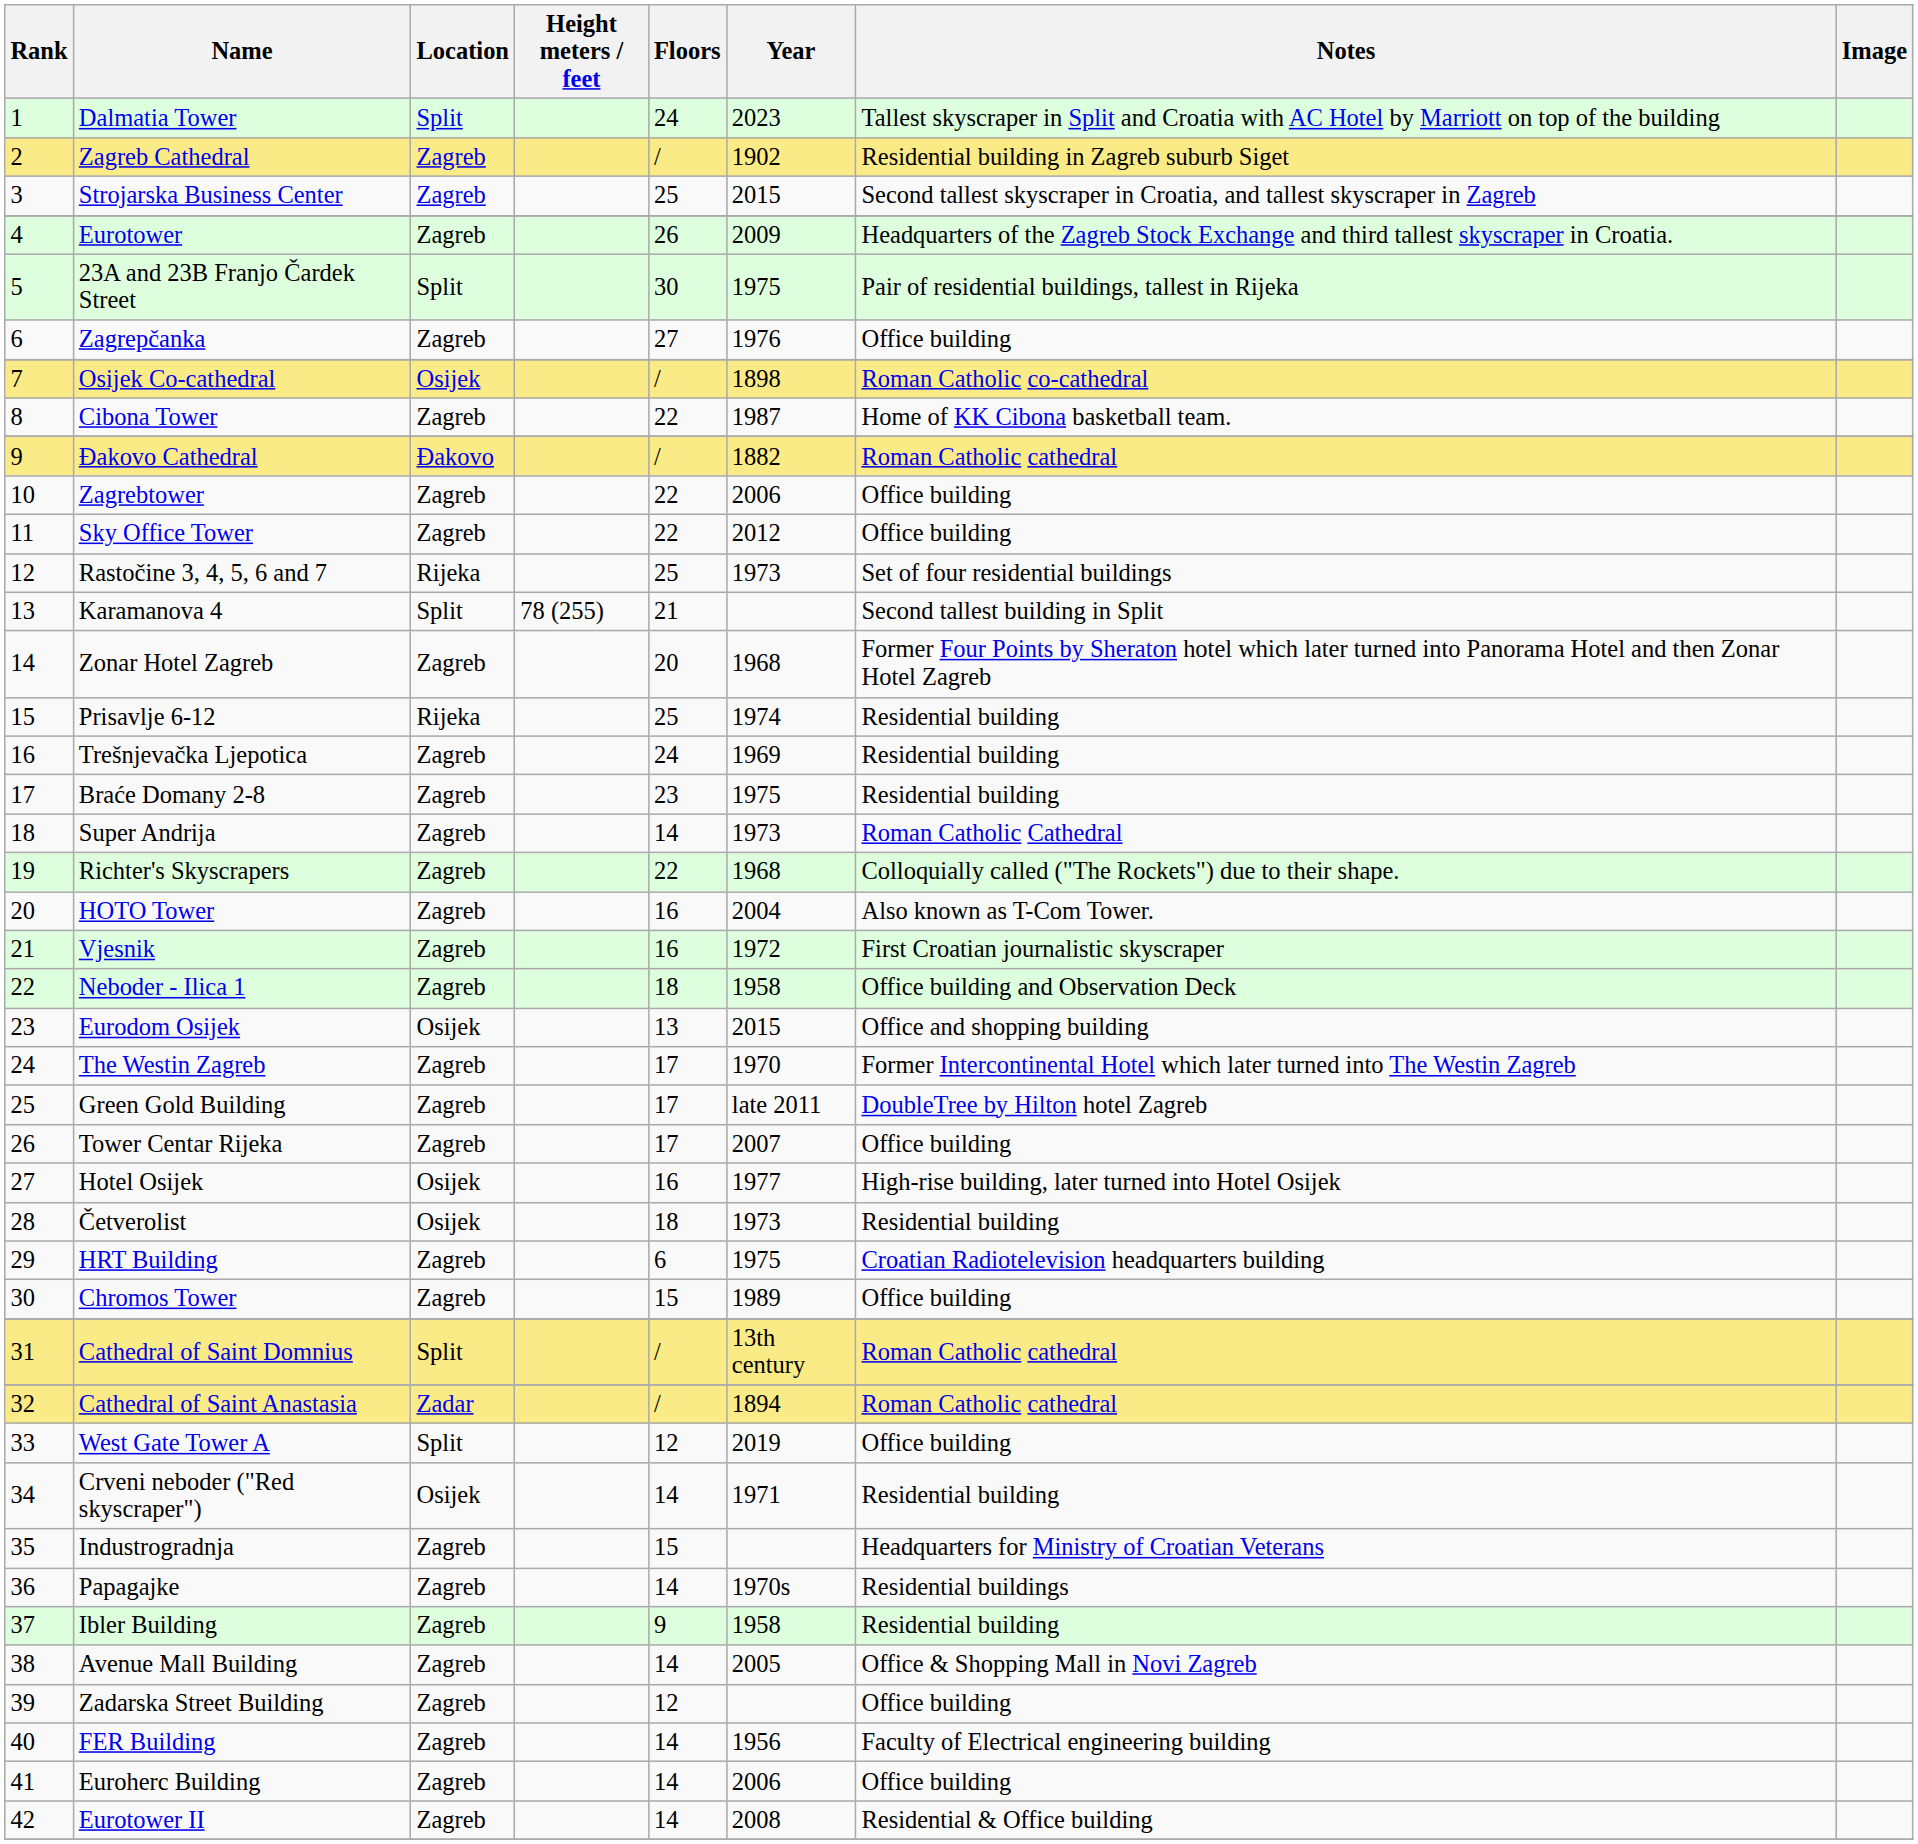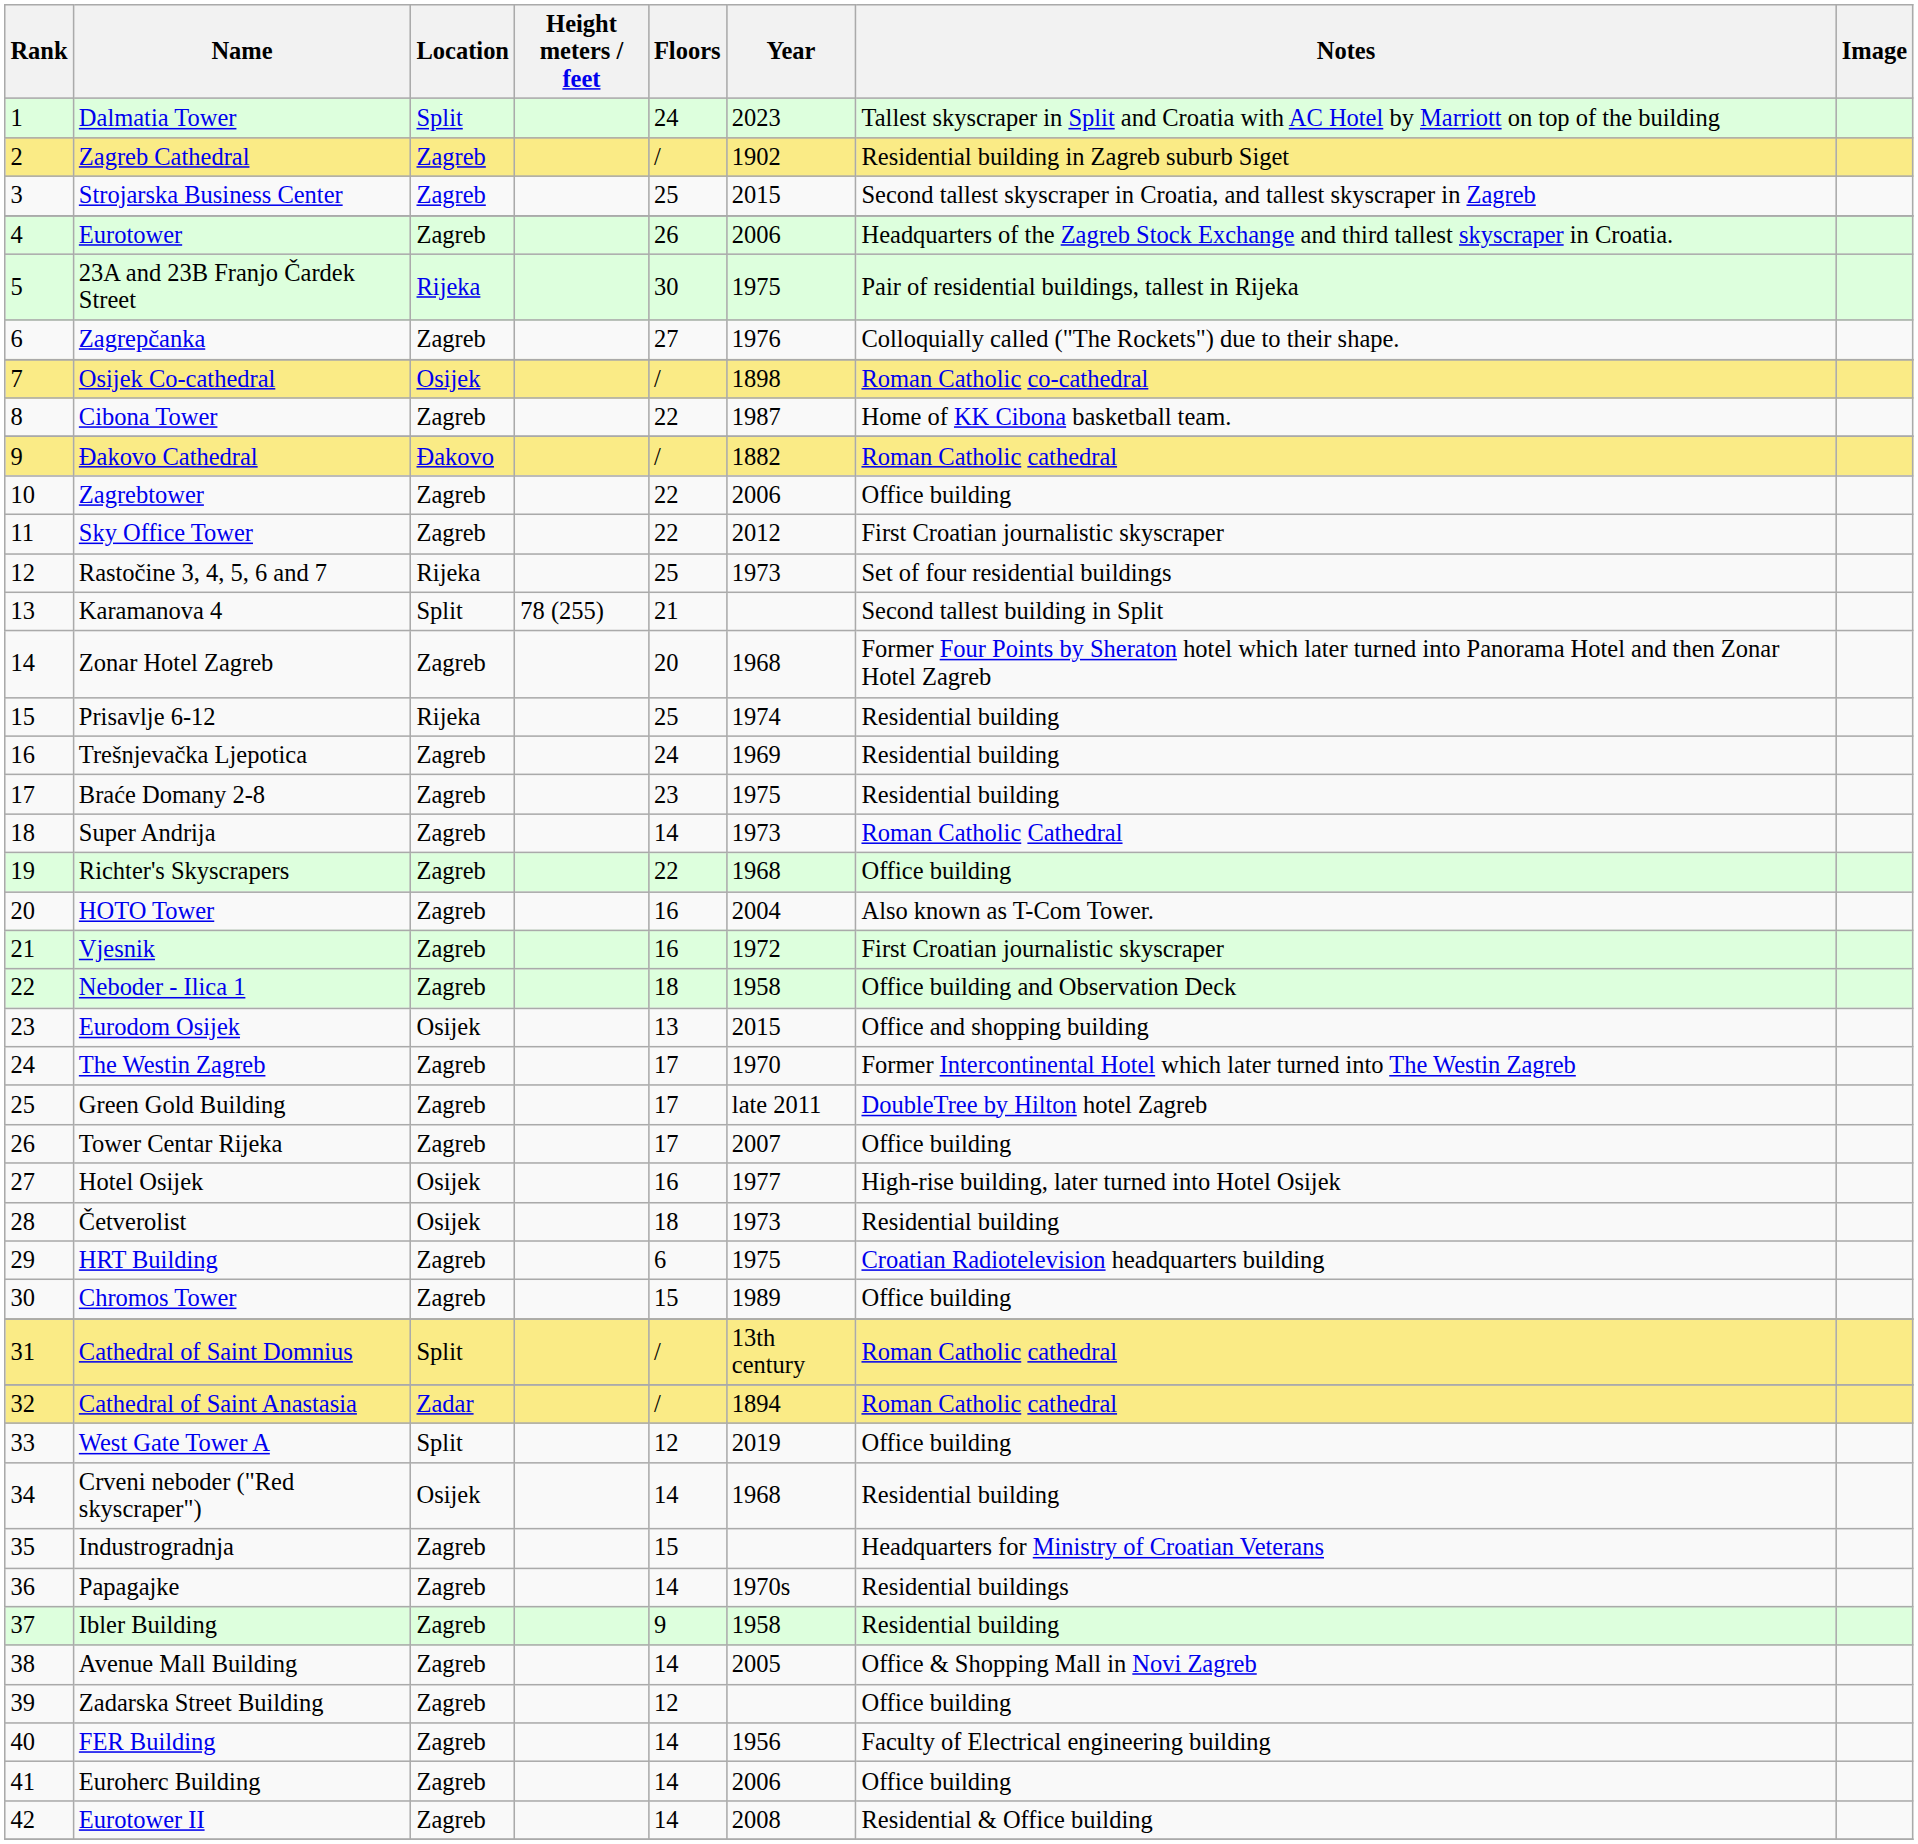(756, 234) 2009 -> (756, 234) 2006
(440, 286) Split -> (448, 286) Rijeka
(936, 339) Office building -> (1130, 339) Colloquially called ("The Rockets") due to their shape.
(936, 533) Office building -> (1043, 533) First Croatian journalistic skyscraper
(1130, 871) Colloquially called ("The Rockets") due to their shape. -> (936, 871) Office building
(756, 1495) 1971 -> (756, 1495) 1968
